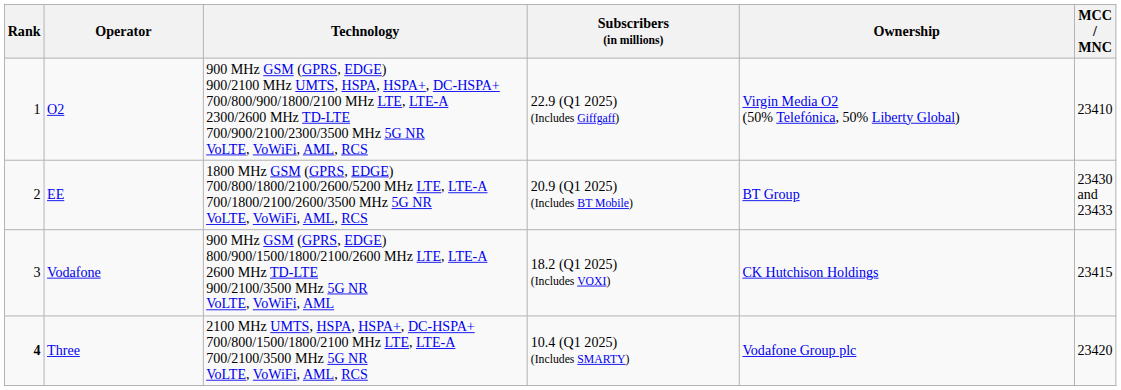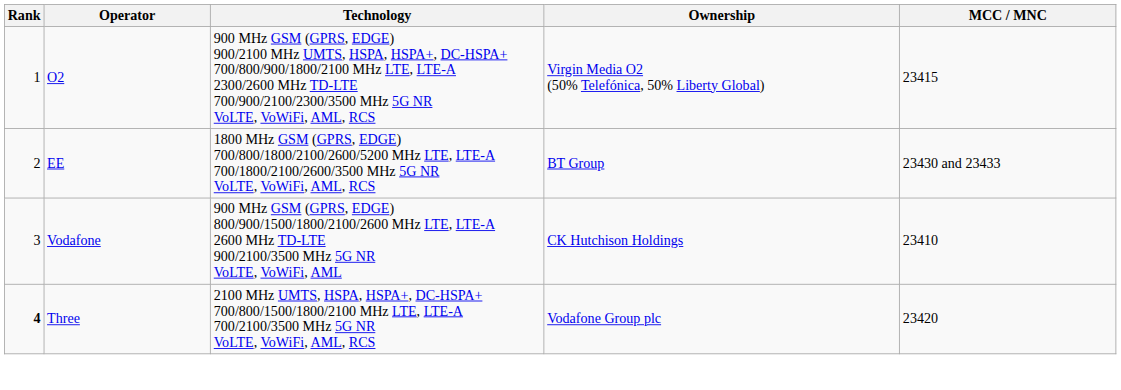- column: (633, 31)
(1095, 109) 23410 -> (920, 77) 23415
(1095, 272) 23415 -> (920, 241) 23410
